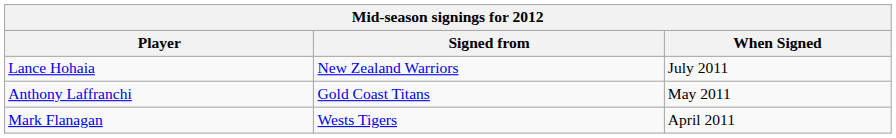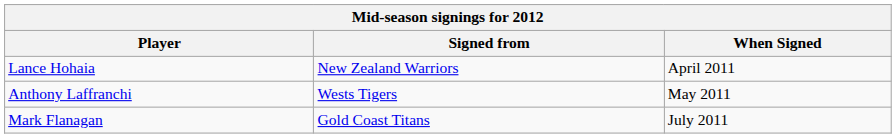(698, 69) July 2011 -> (701, 69) April 2011
(374, 94) Gold Coast Titans -> (357, 94) Wests Tigers
(357, 120) Wests Tigers -> (374, 120) Gold Coast Titans
(701, 120) April 2011 -> (698, 120) July 2011
